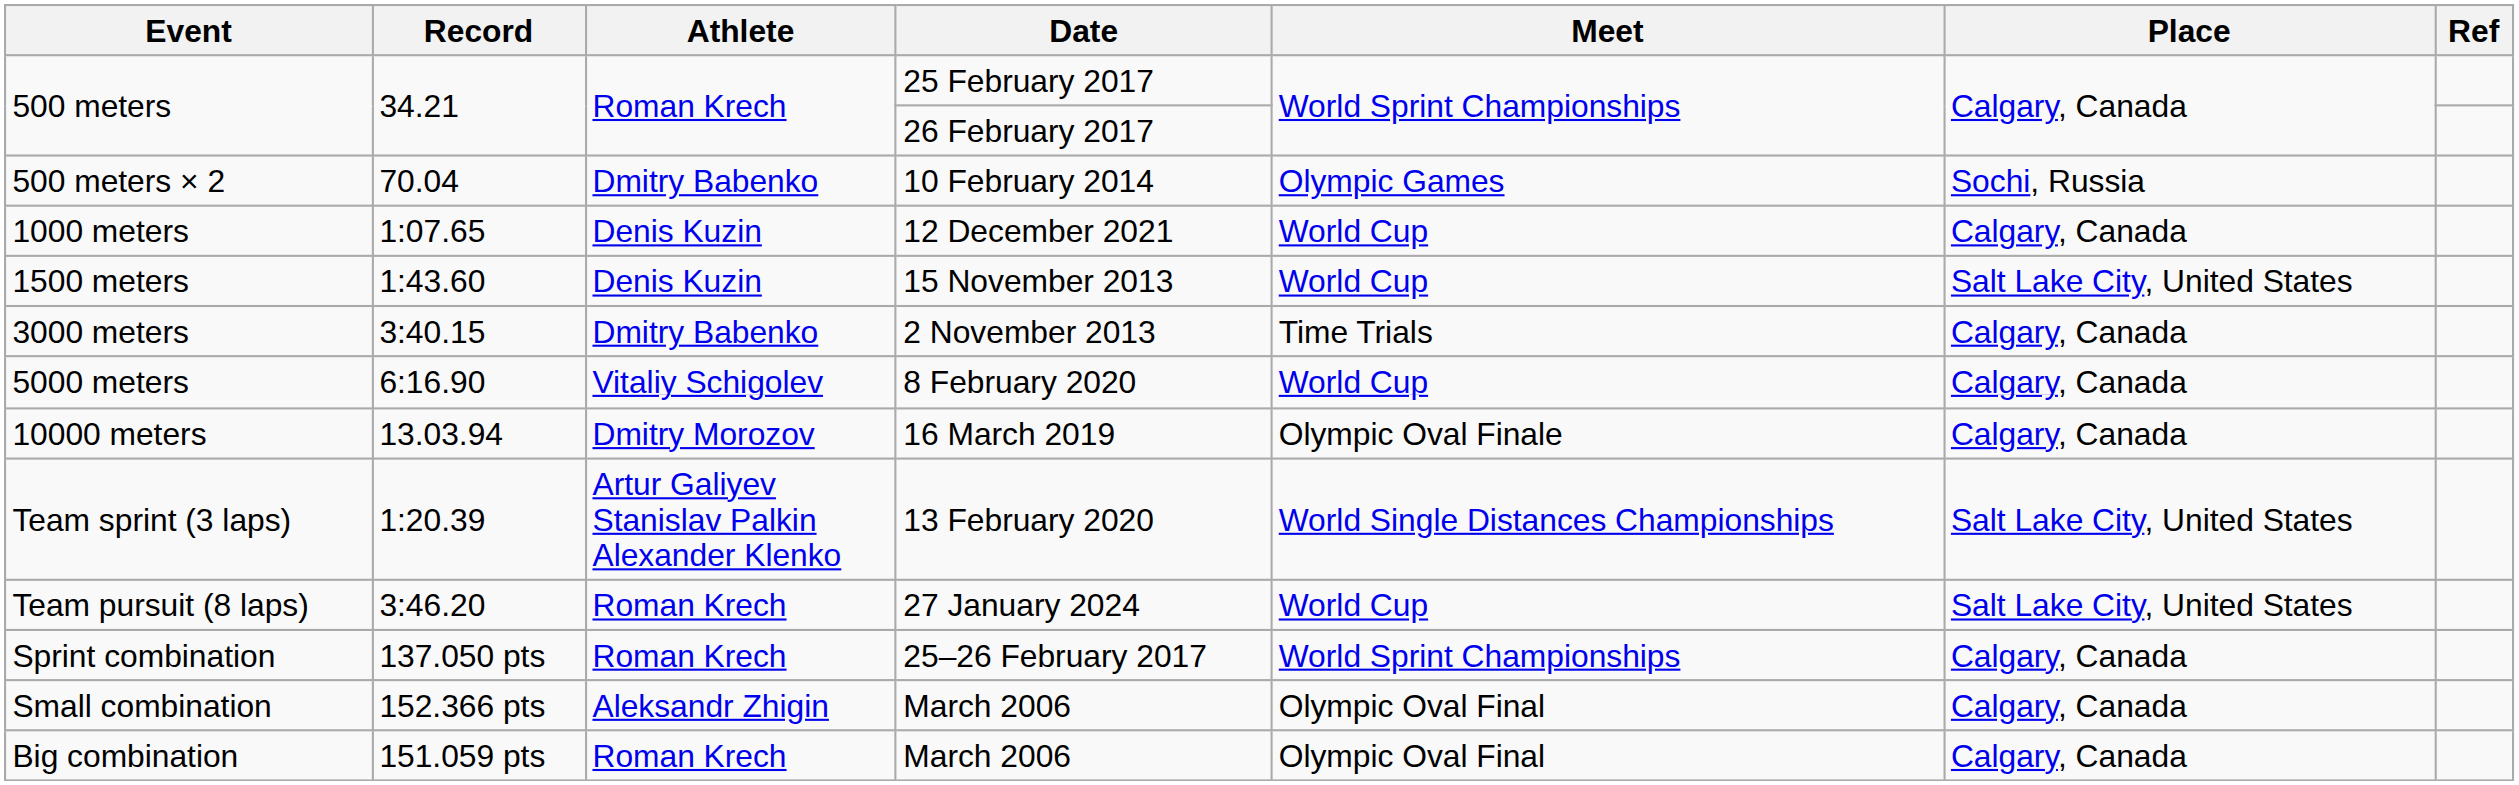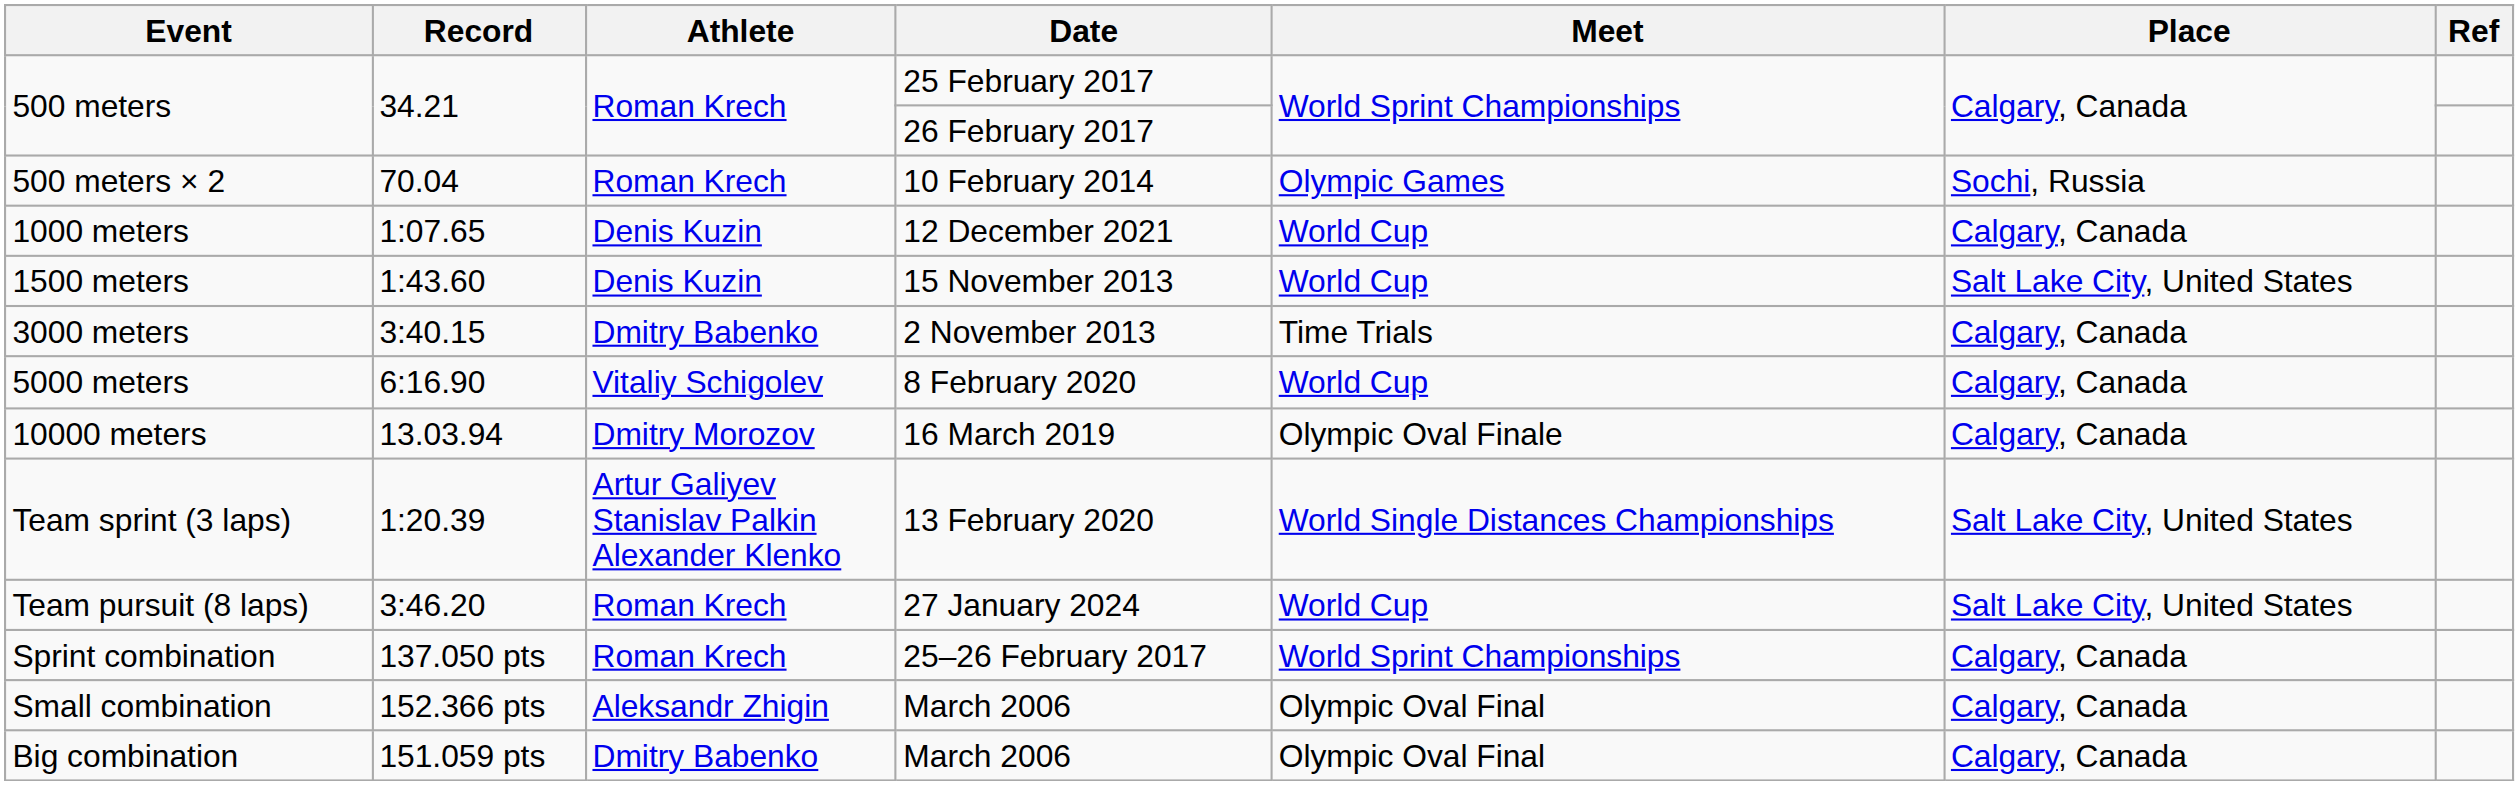(705, 181) Dmitry Babenko -> (690, 181) Roman Krech
(690, 755) Roman Krech -> (705, 755) Dmitry Babenko
